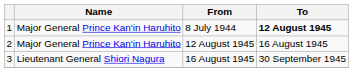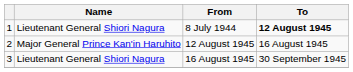(99, 28) Major General Prince Kan'in Haruhito -> (91, 28) Lieutenant General Shiori Nagura
